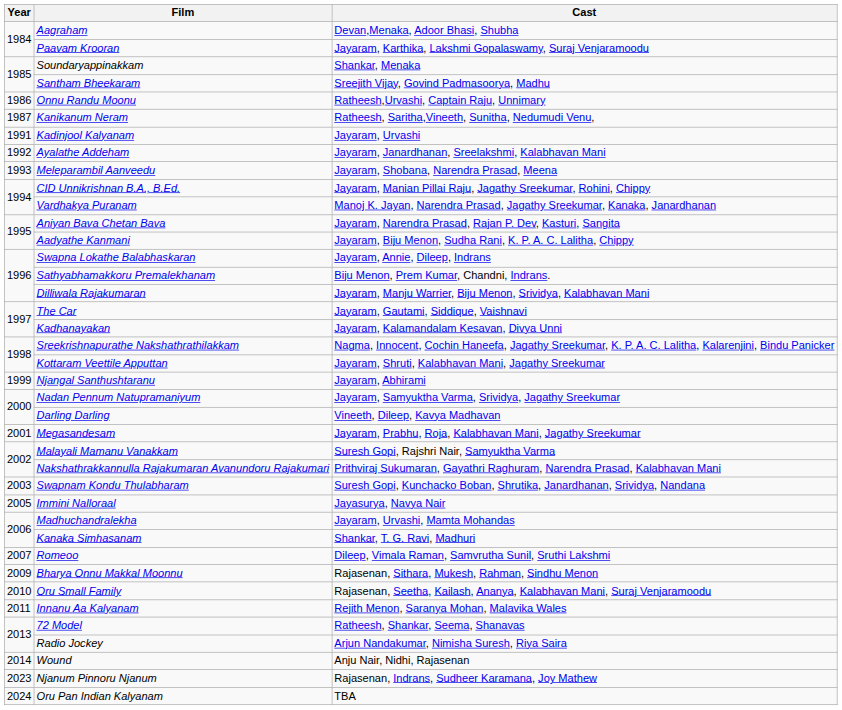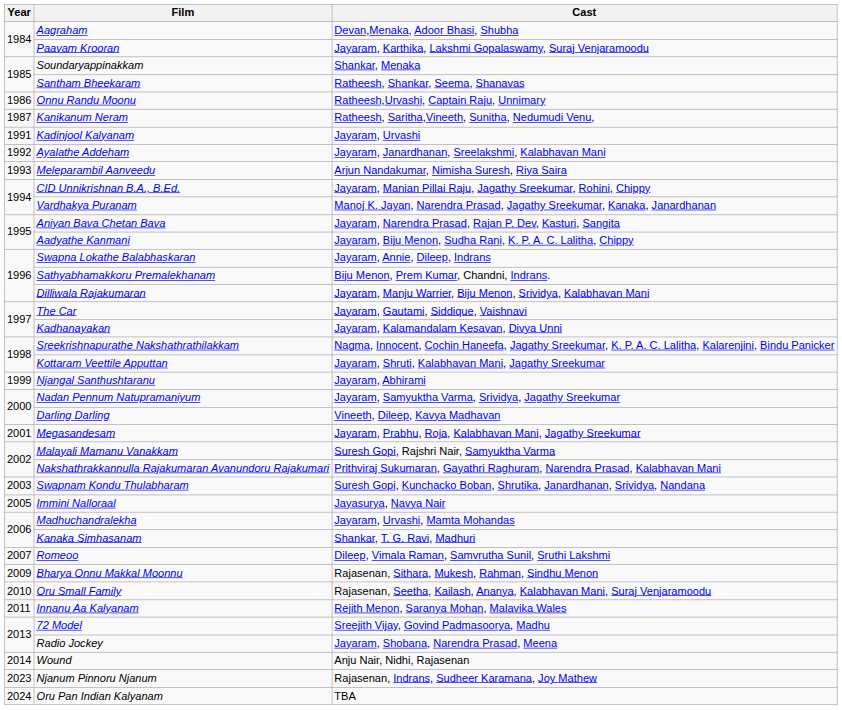(442, 83) Sreejith Vijay, Govind Padmasoorya, Madhu -> (429, 83) Ratheesh, Shankar, Seema, Shanavas
(446, 170) Jayaram, Shobana, Narendra Prasad, Meena -> (451, 170) Arjun Nandakumar, Nimisha Suresh, Riya Saira
(429, 626) Ratheesh, Shankar, Seema, Shanavas -> (442, 626) Sreejith Vijay, Govind Padmasoorya, Madhu
(451, 643) Arjun Nandakumar, Nimisha Suresh, Riya Saira -> (446, 643) Jayaram, Shobana, Narendra Prasad, Meena
